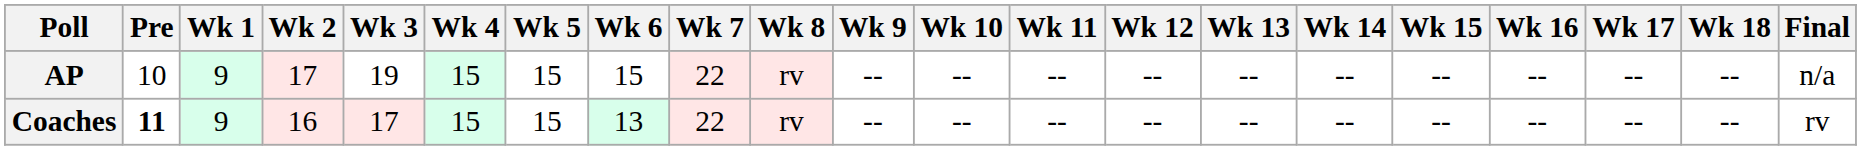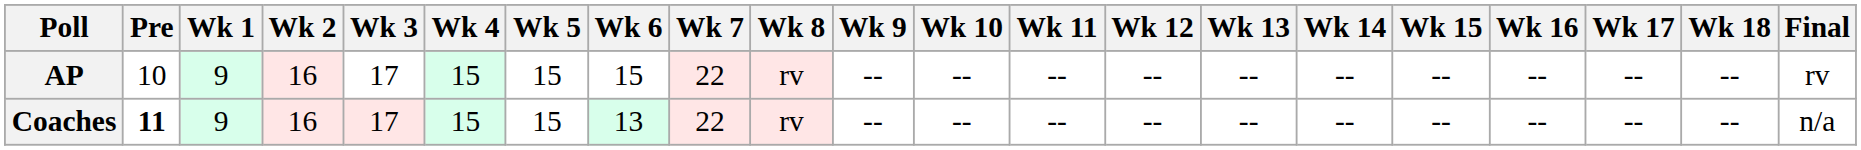(303, 74) 17 -> (303, 74) 16
(384, 74) 19 -> (384, 74) 17
(1817, 74) n/a -> (1817, 74) rv
(1817, 121) rv -> (1817, 121) n/a
